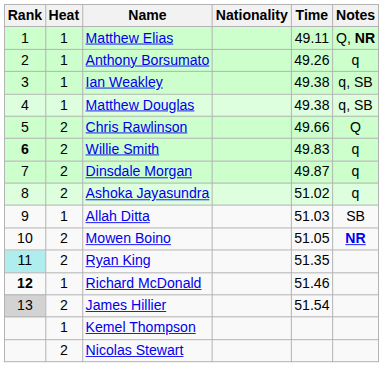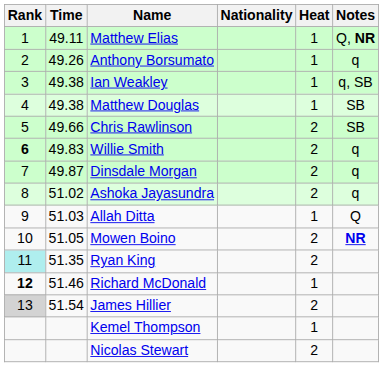columns swapped: (64, 15) <-> (312, 15)
(356, 104) q, SB -> (356, 104) SB
(356, 127) Q -> (356, 127) SB
(356, 216) SB -> (356, 216) Q
